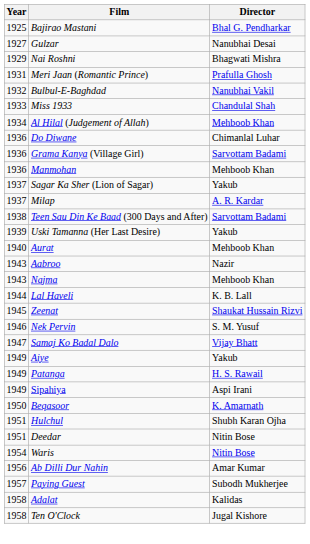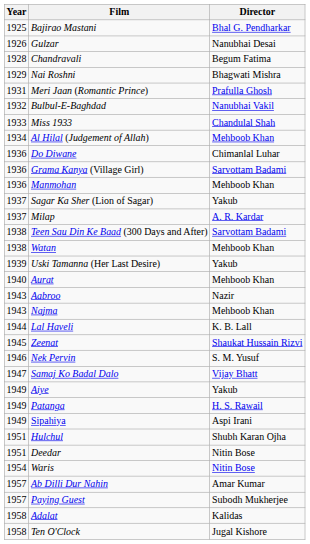(17, 43) 1927 -> (17, 43) 1926
+ row: (56, 59)
+ row: (44, 248)
- row: (50, 405)
(17, 468) 1956 -> (17, 484) 1957
